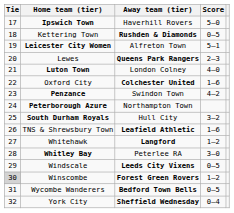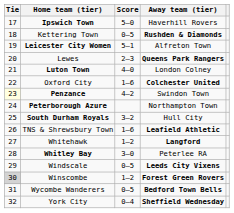columns swapped: (213, 10) <-> (158, 10)
(13, 94) no background -> (13, 94) lightyellow background
